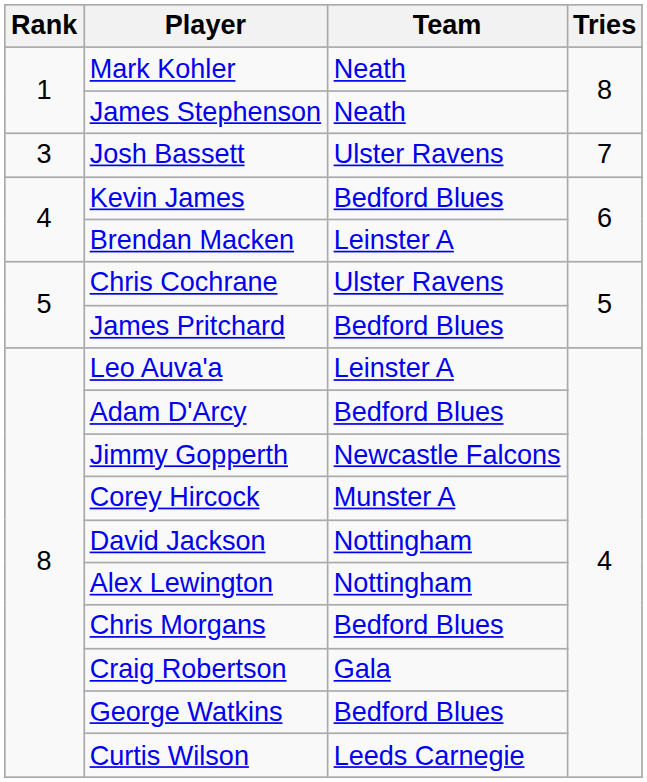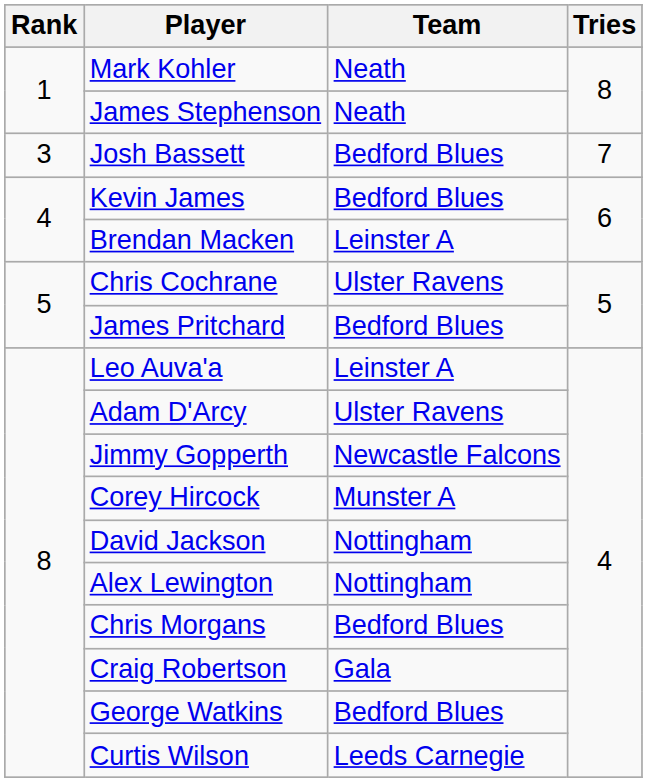(419, 154) Ulster Ravens -> (419, 154) Bedford Blues
(419, 411) Bedford Blues -> (419, 411) Ulster Ravens
